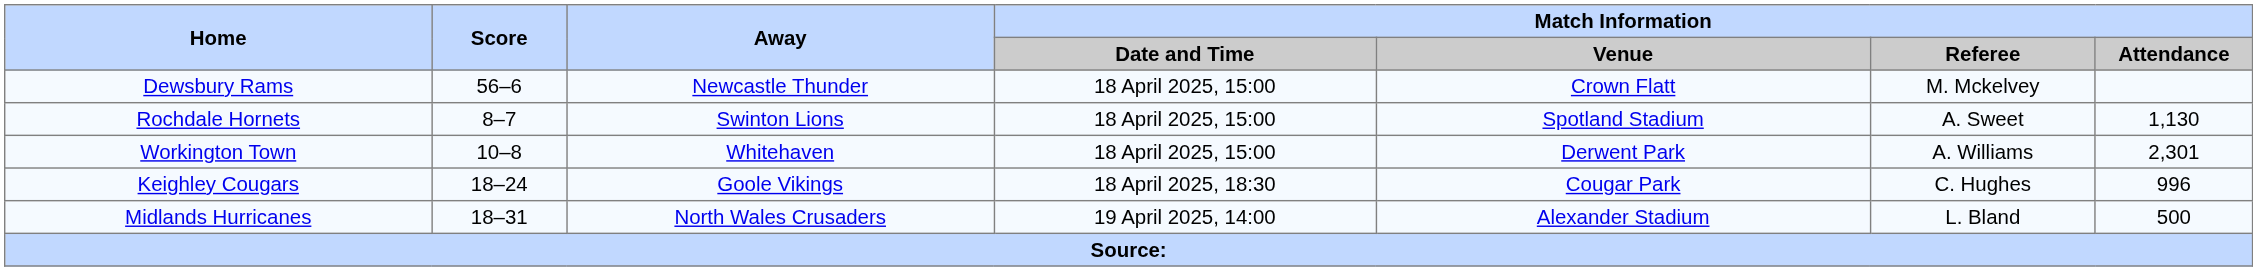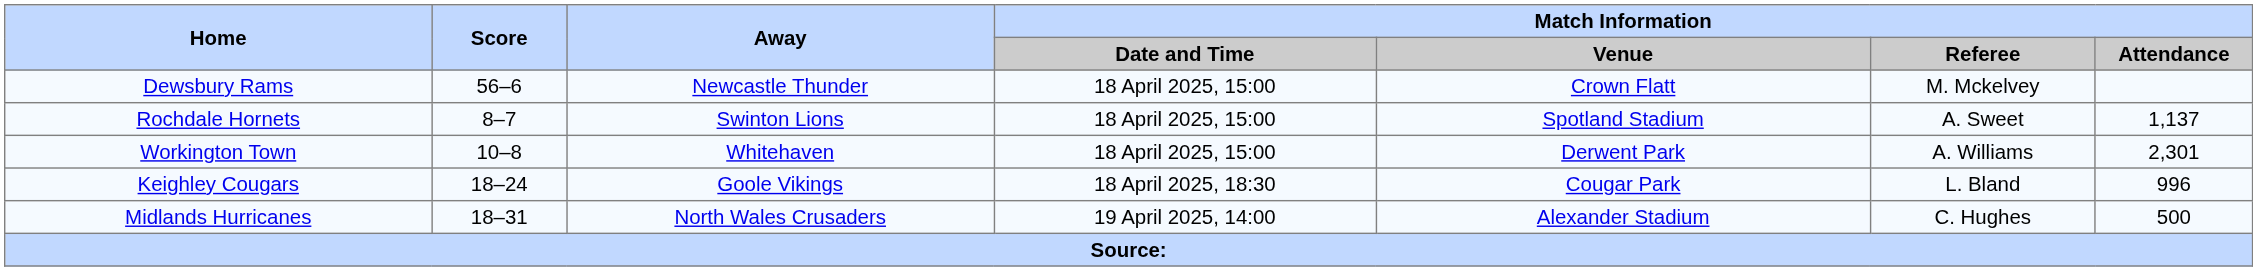(2174, 119) 1,130 -> (2174, 119) 1,137
(1983, 184) C. Hughes -> (1983, 184) L. Bland
(1983, 217) L. Bland -> (1983, 217) C. Hughes
